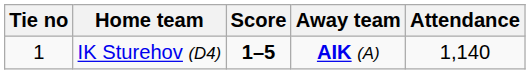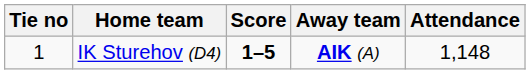(465, 52) 1,140 -> (465, 52) 1,148
